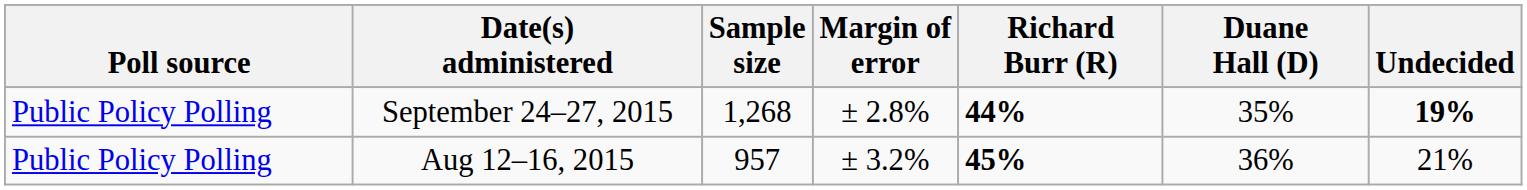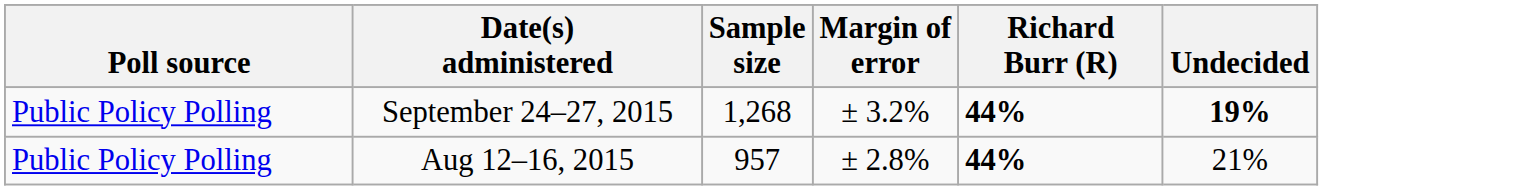- column: (1266, 45)
(885, 111) ± 2.8% -> (885, 111) ± 3.2%
(885, 160) ± 3.2% -> (885, 160) ± 2.8%
(996, 160) 45% -> (996, 160) 44%
